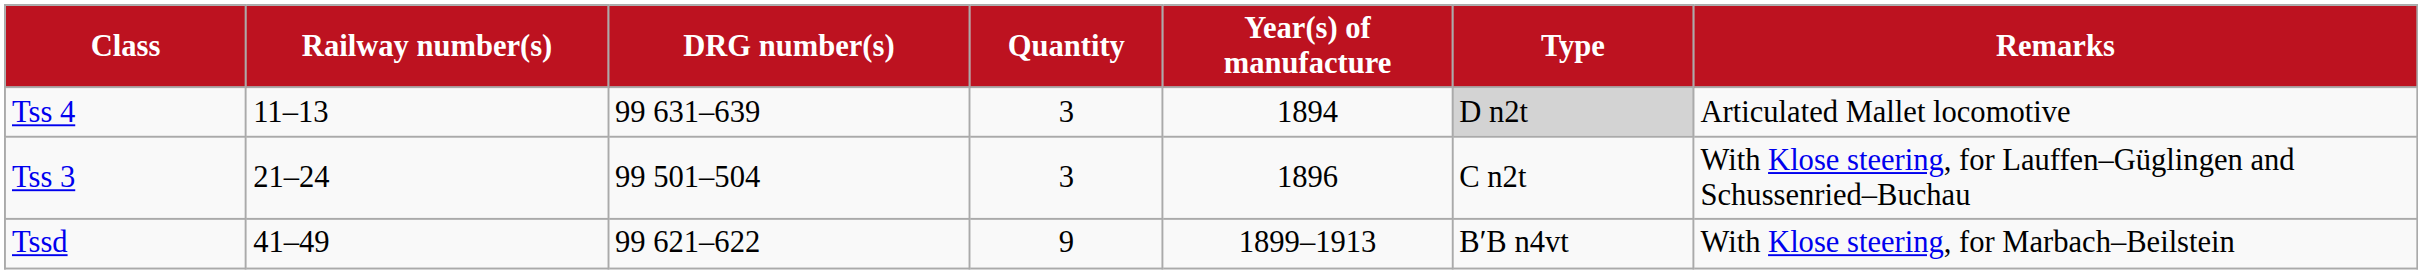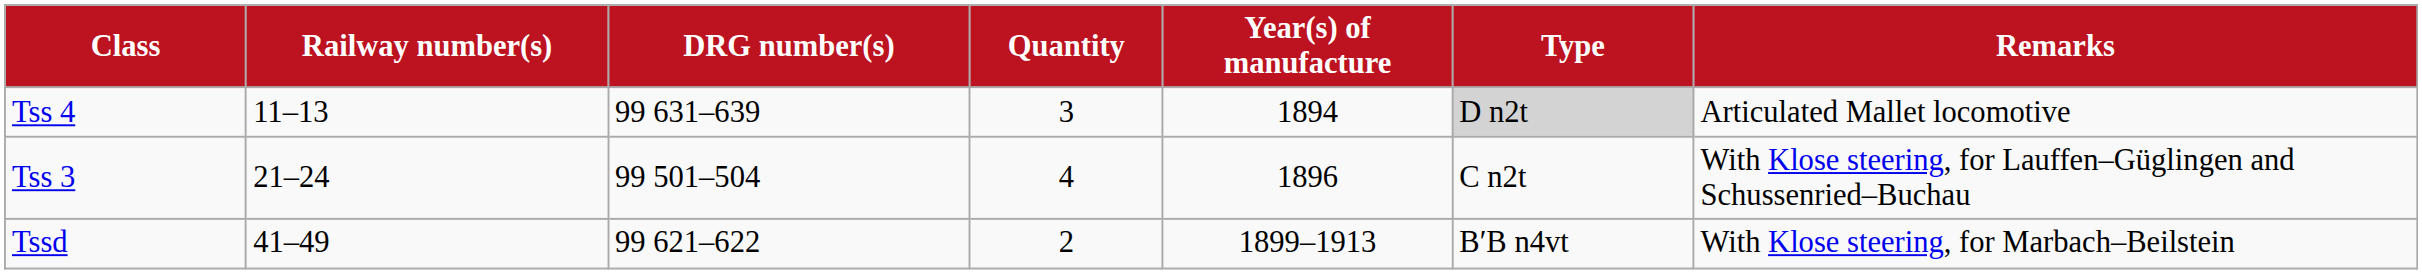(1066, 177) 3 -> (1066, 177) 4
(1066, 242) 9 -> (1066, 242) 2
